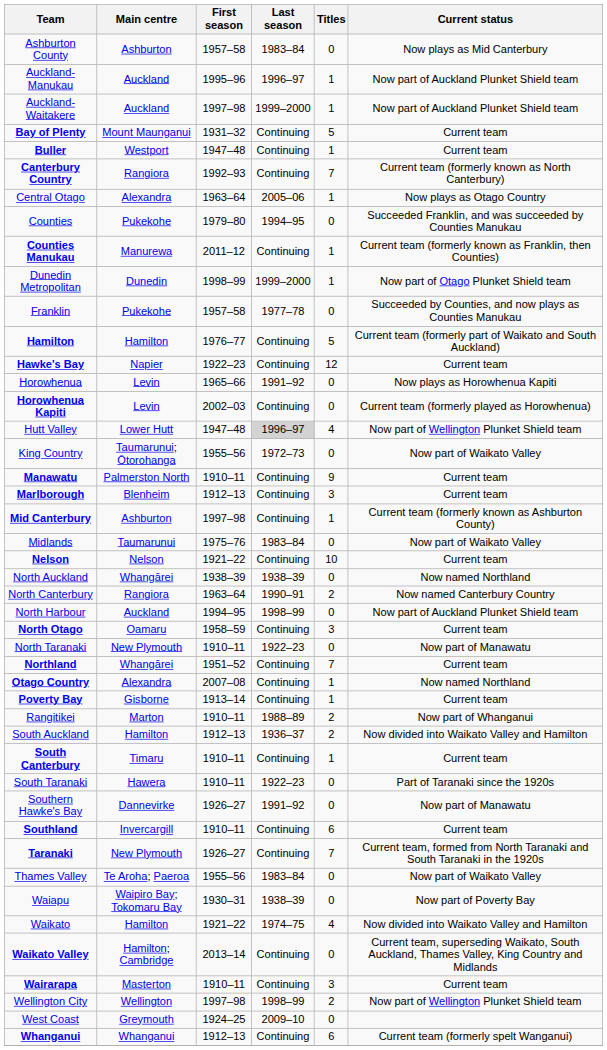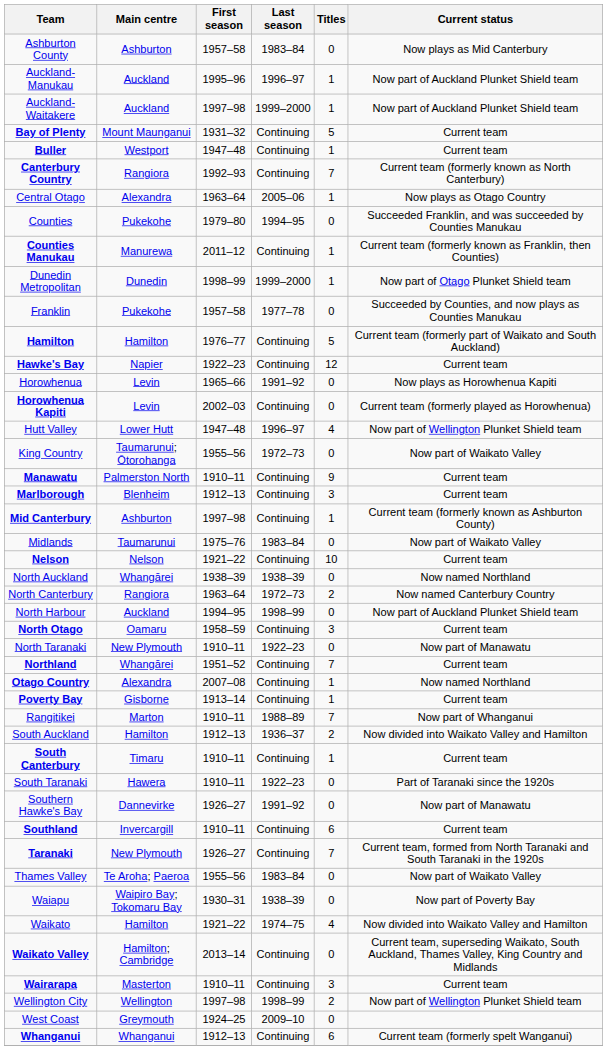(283, 430) lightgrey background -> (283, 430) no background
(283, 594) 1990–91 -> (283, 594) 1972–73
(331, 717) 2 -> (331, 717) 7
